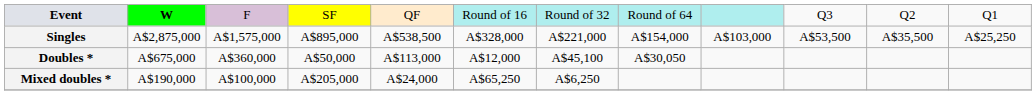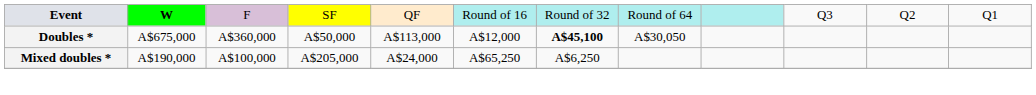- row: (66, 36)
(577, 58) normal -> (577, 36) bold
